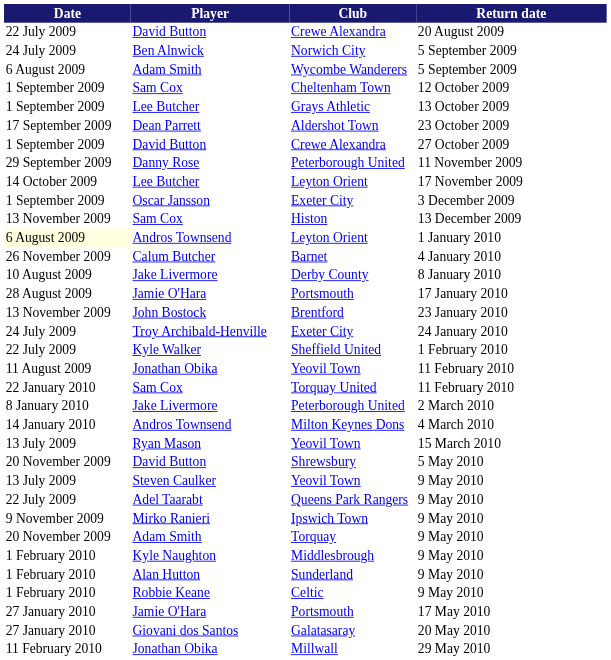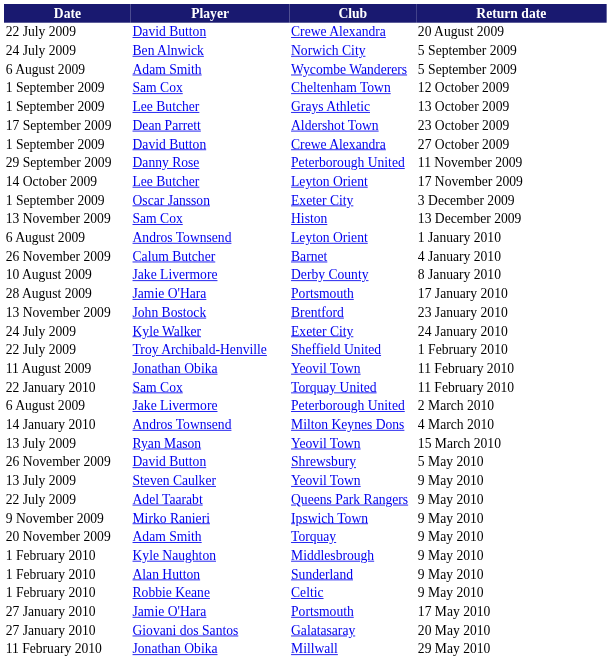(45, 237) lightyellow background -> (45, 237) no background
(200, 331) Troy Archibald-Henville -> (167, 331) Kyle Walker
(167, 350) Kyle Walker -> (200, 350) Troy Archibald-Henville
(47, 406) 8 January 2010 -> (45, 406) 6 August 2009
(58, 462) 20 November 2009 -> (58, 462) 26 November 2009
